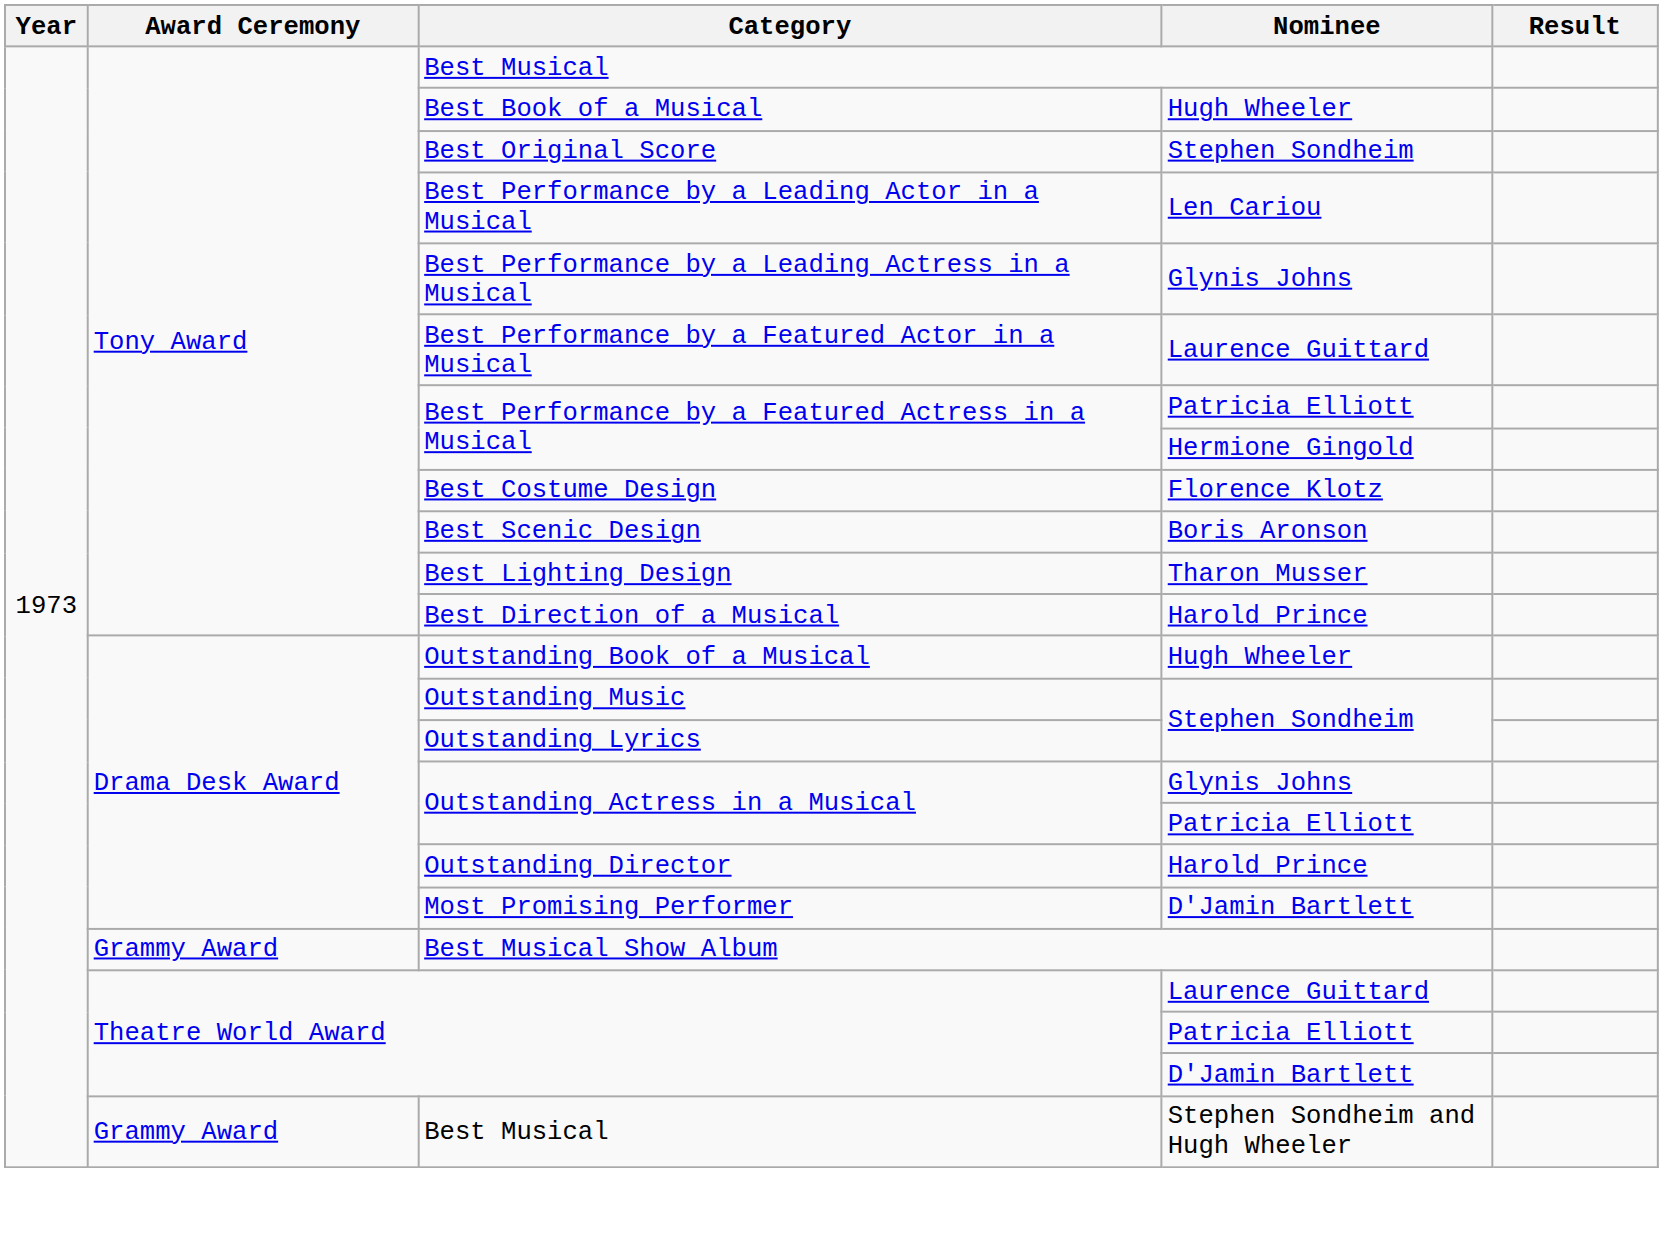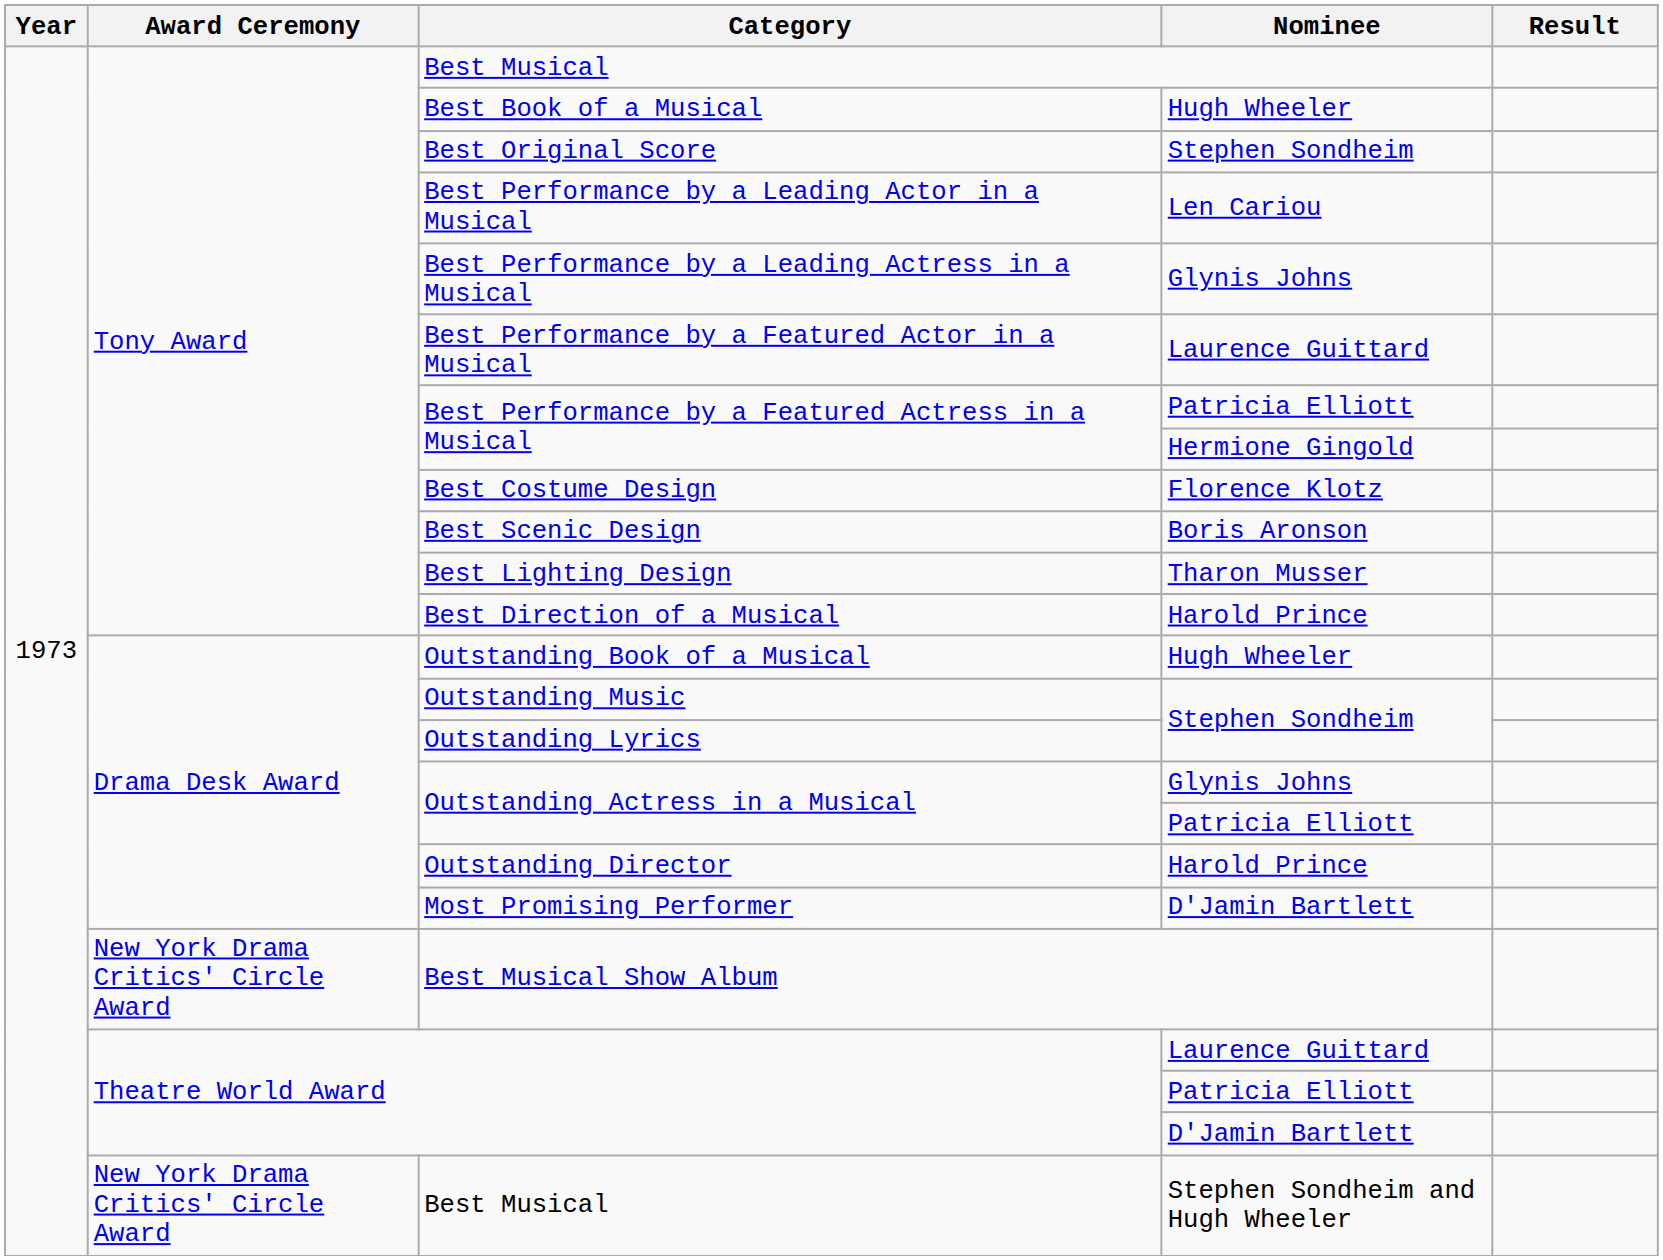(186, 949) Grammy Award -> (209, 979) New York Drama Critics' Circle Award
(186, 1131) Grammy Award -> (209, 1205) New York Drama Critics' Circle Award
